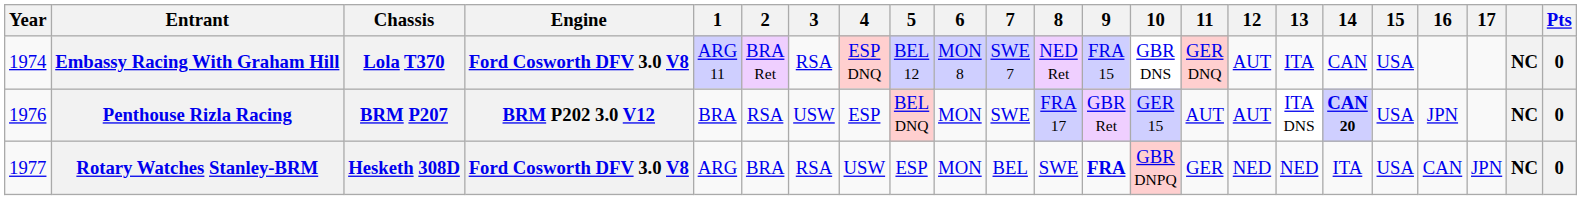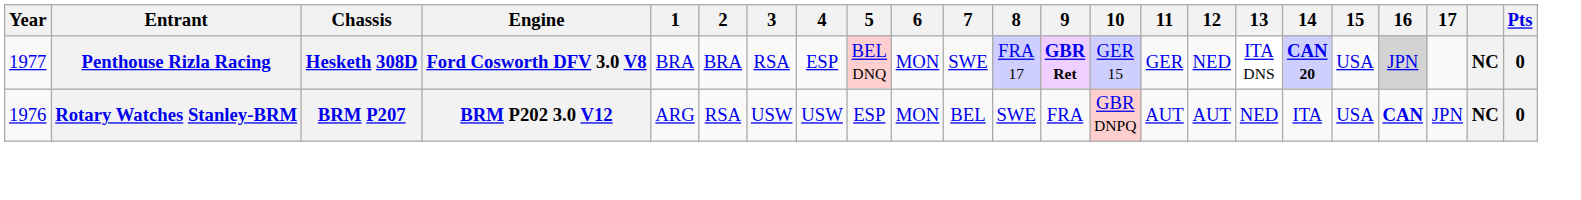- row: (197, 62)
(28, 115) 1976 -> (28, 62) 1977
(404, 115) BRM P207 -> (362, 62) Hesketh 308D
(579, 115) BRM P202 3.0 V12 -> (536, 62) Ford Cosworth DFV 3.0 V8
(765, 115) RSA -> (723, 62) BRA
(814, 115) USW -> (772, 62) RSA
(1106, 115) normal -> (1065, 62) bold
(1205, 115) AUT -> (1165, 62) GER
(1252, 115) AUT -> (1212, 62) NED
(1442, 115) no background -> (1403, 62) lightgrey background
(28, 168) 1977 -> (28, 115) 1976
(404, 168) Hesketh 308D -> (362, 115) BRM P207
(579, 168) Ford Cosworth DFV 3.0 V8 -> (536, 115) BRM P202 3.0 V12
(765, 168) BRA -> (723, 115) RSA
(814, 168) RSA -> (772, 115) USW
(1106, 168) bold -> (1065, 115) normal
(1205, 168) GER -> (1165, 115) AUT
(1252, 168) NED -> (1212, 115) AUT
(1442, 168) normal -> (1403, 115) bold
